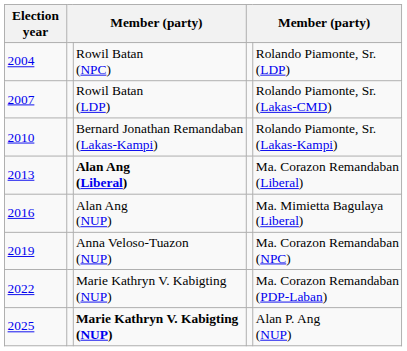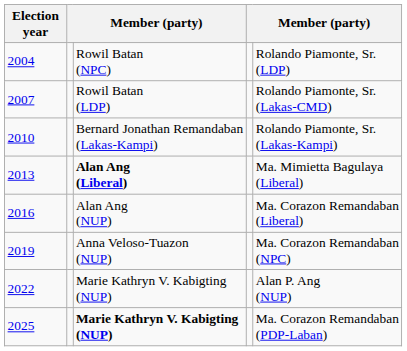(327, 175) Ma. Corazon Remandaban (Liberal) -> (319, 175) Ma. Mimietta Bagulaya (Liberal)
(319, 213) Ma. Mimietta Bagulaya (Liberal) -> (327, 213) Ma. Corazon Remandaban (Liberal)
(327, 289) Ma. Corazon Remandaban (PDP-Laban) -> (288, 289) Alan P. Ang (NUP)
(288, 327) Alan P. Ang (NUP) -> (327, 327) Ma. Corazon Remandaban (PDP-Laban)
